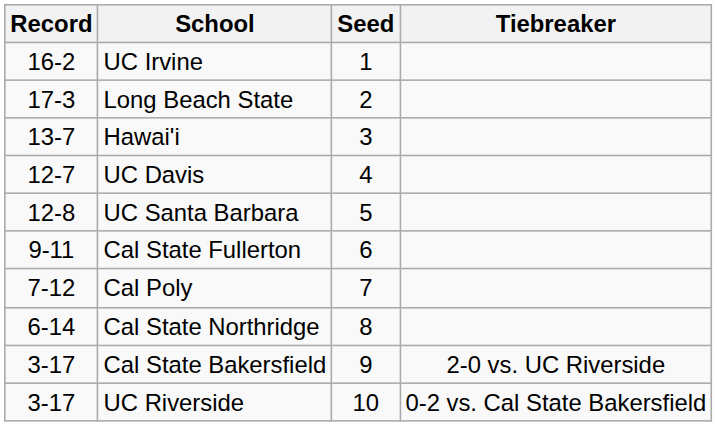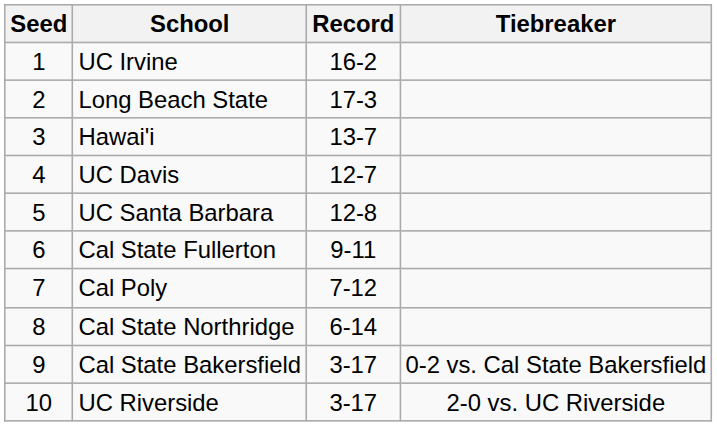columns swapped: (366, 24) <-> (51, 24)
(556, 364) 2-0 vs. UC Riverside -> (556, 364) 0-2 vs. Cal State Bakersfield
(556, 402) 0-2 vs. Cal State Bakersfield -> (556, 402) 2-0 vs. UC Riverside
